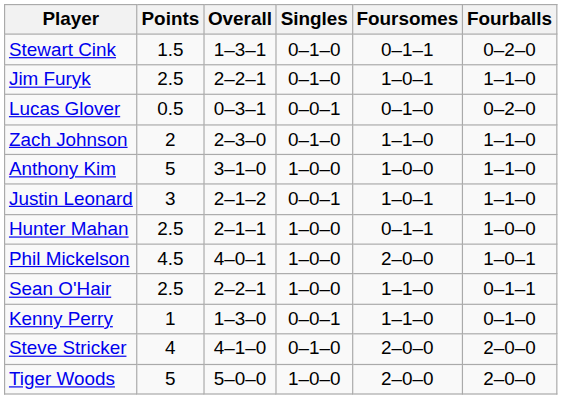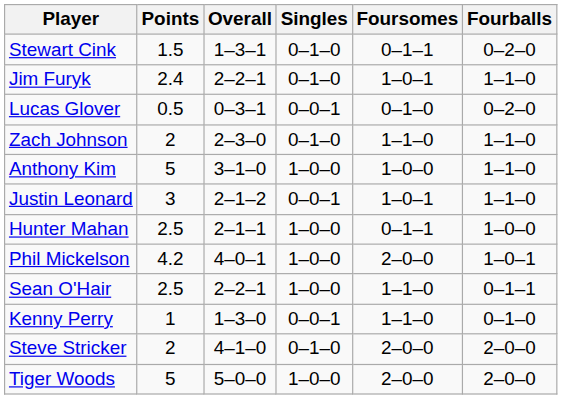(170, 79) 2.5 -> (170, 79) 2.4
(170, 259) 4.5 -> (170, 259) 4.2
(170, 348) 4 -> (170, 348) 2
